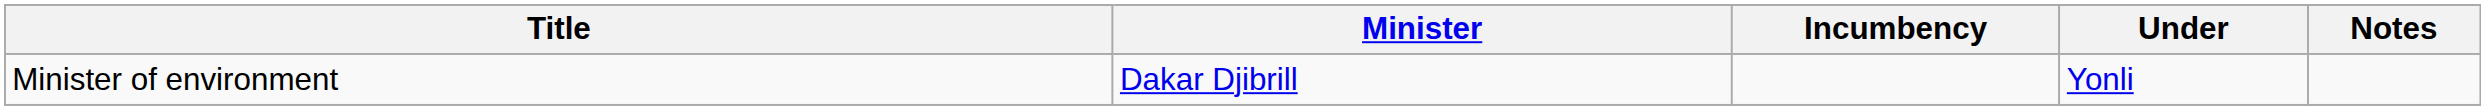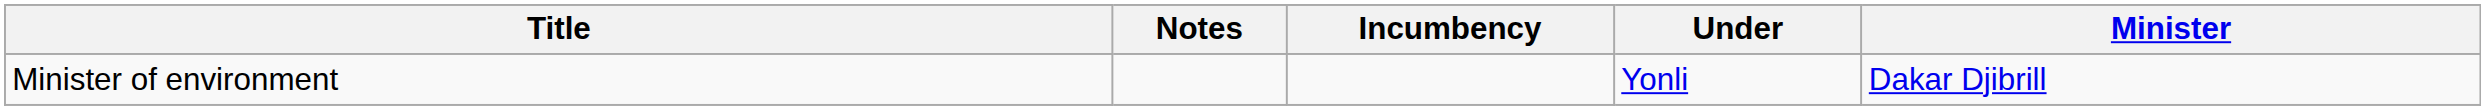columns swapped: (1422, 29) <-> (2394, 29)
